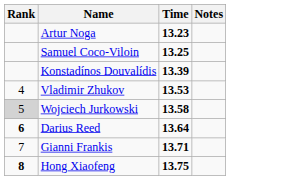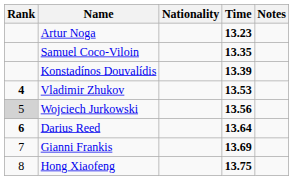+ column: (191, 14)
(175, 52) 13.25 -> (238, 52) 13.35
(21, 90) normal -> (21, 90) bold
(175, 109) 13.58 -> (238, 109) 13.56
(175, 147) 13.71 -> (238, 147) 13.69
(21, 166) bold -> (21, 166) normal
